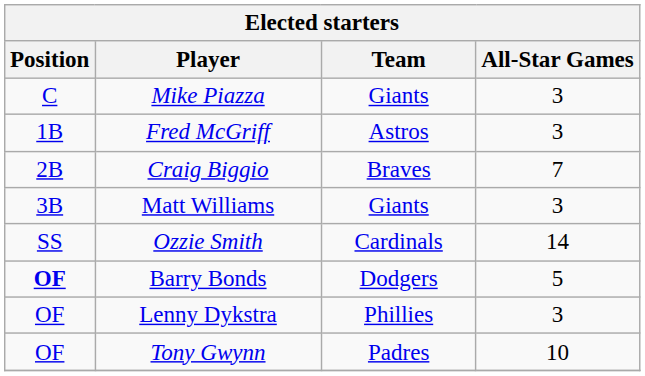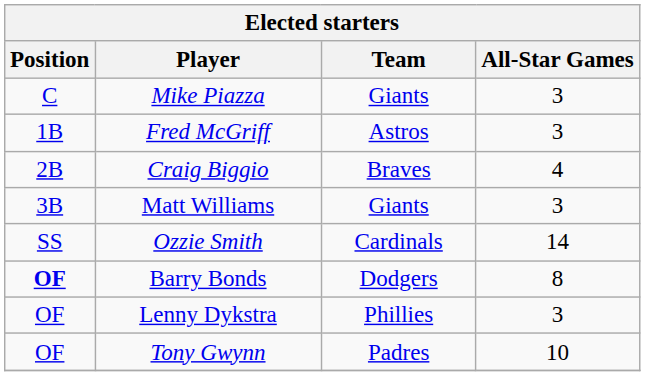(558, 168) 7 -> (558, 168) 4
(558, 278) 5 -> (558, 278) 8
